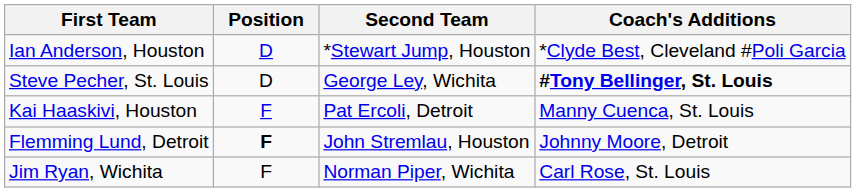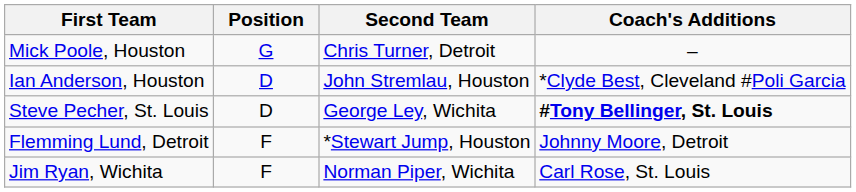+ row: (97, 50)
(427, 50) *Stewart Jump, Houston -> (426, 80) John Stremlau, Houston
- row: (103, 111)
(266, 141) bold -> (266, 141) normal
(426, 141) John Stremlau, Houston -> (427, 141) *Stewart Jump, Houston
